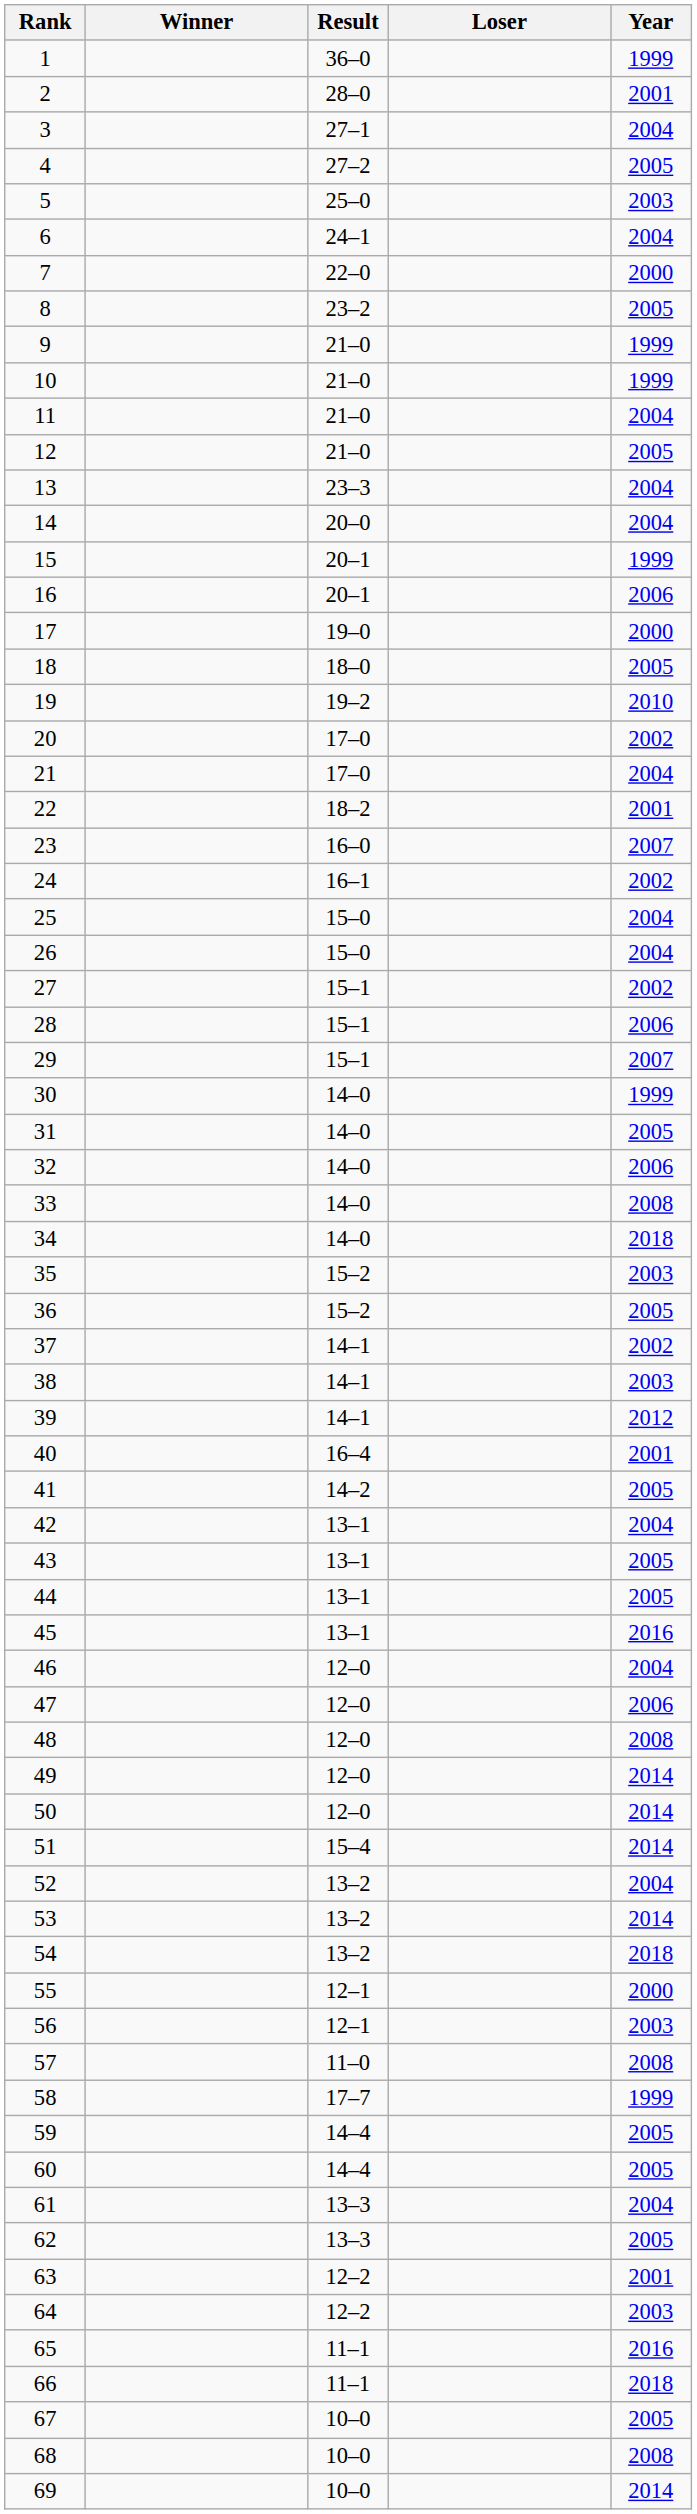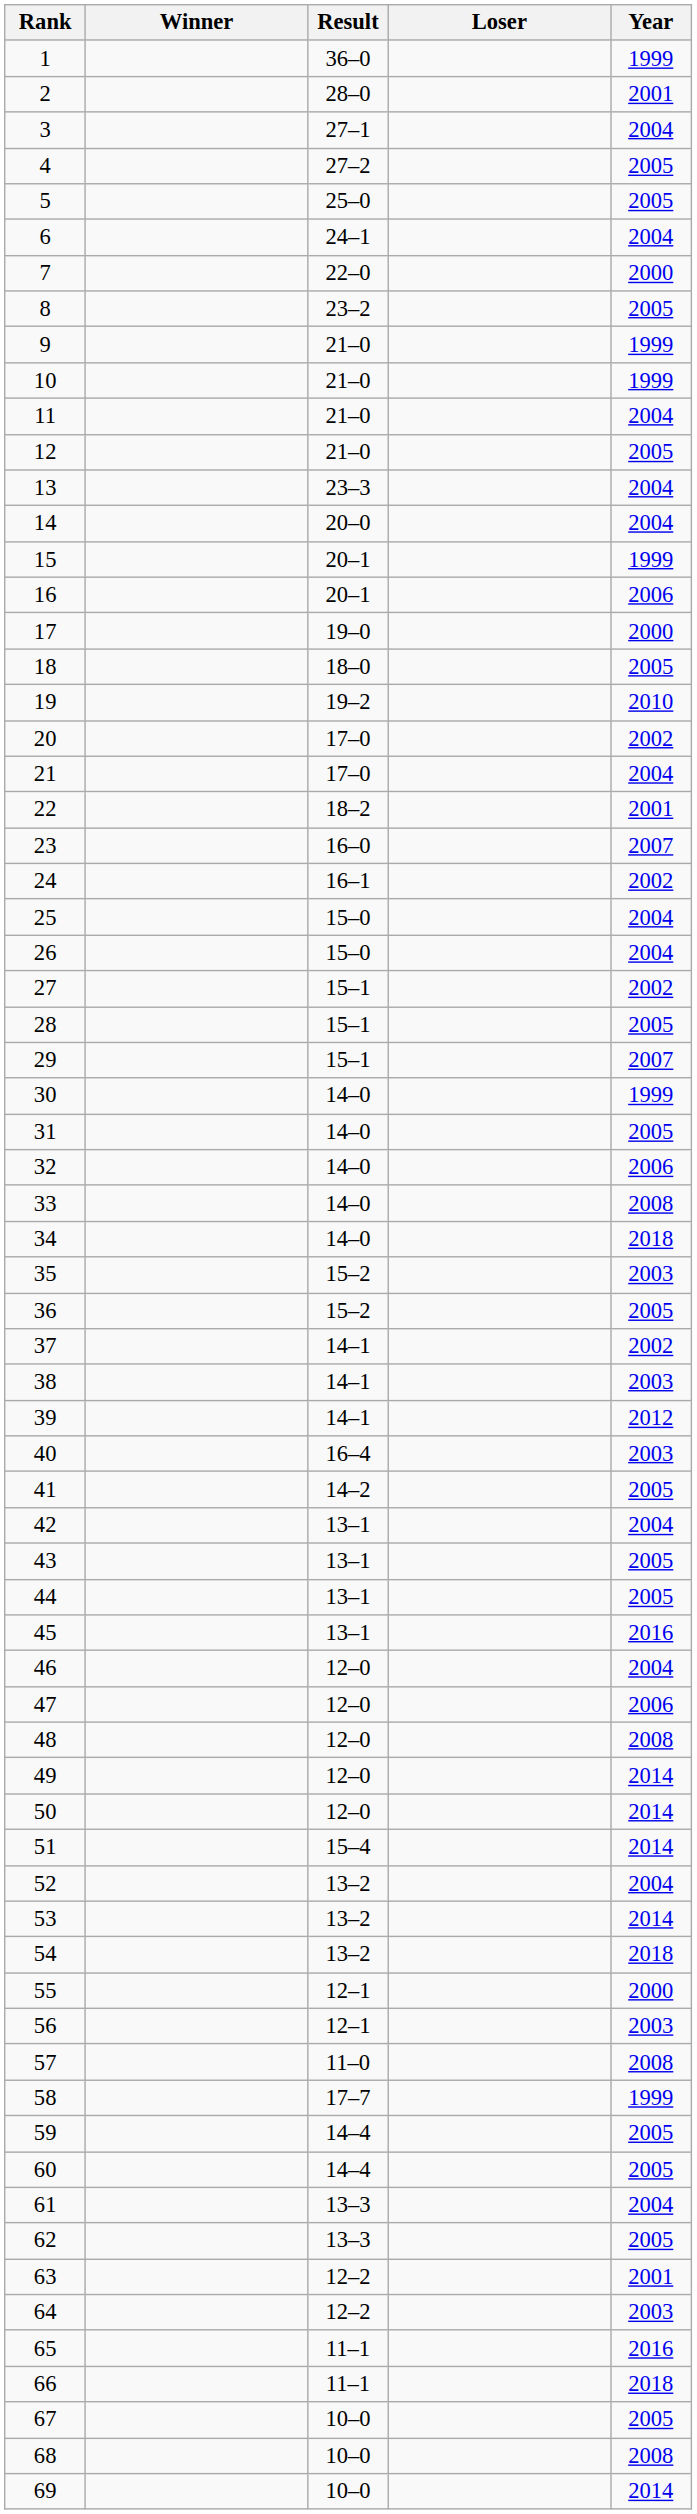(651, 201) 2003 -> (651, 201) 2005
(651, 1024) 2006 -> (651, 1024) 2005
(651, 1453) 2001 -> (651, 1453) 2003
